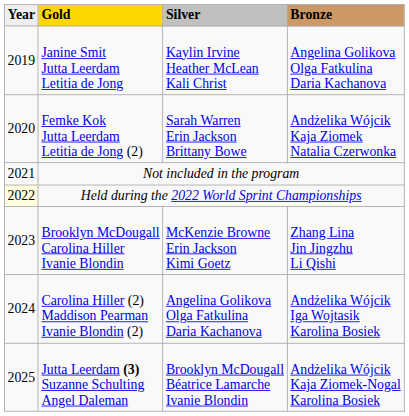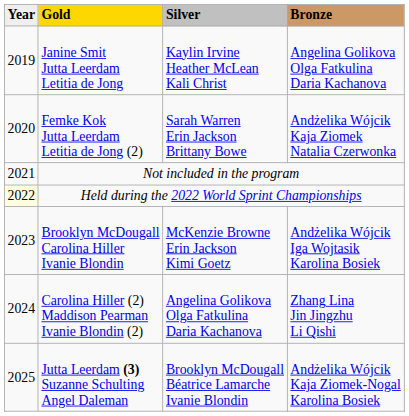(322, 248) Zhang Lina Jin Jingzhu Li Qishi -> (340, 248) Andżelika Wójcik Iga Wojtasik Karolina Bosiek
(340, 316) Andżelika Wójcik Iga Wojtasik Karolina Bosiek -> (322, 316) Zhang Lina Jin Jingzhu Li Qishi
